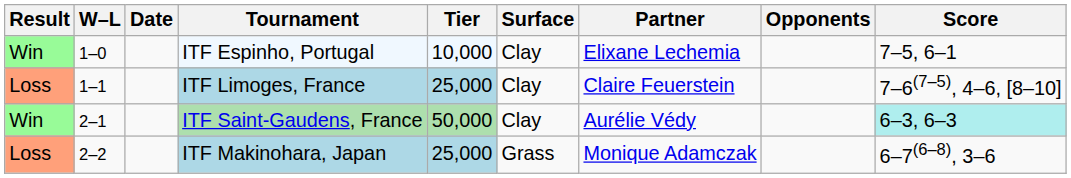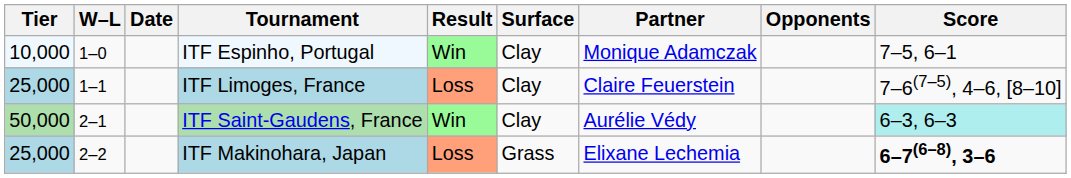columns swapped: (40, 20) <-> (462, 20)
(662, 51) Elixane Lechemia -> (670, 51) Monique Adamczak
(670, 154) Monique Adamczak -> (662, 154) Elixane Lechemia
(938, 154) normal -> (938, 154) bold
